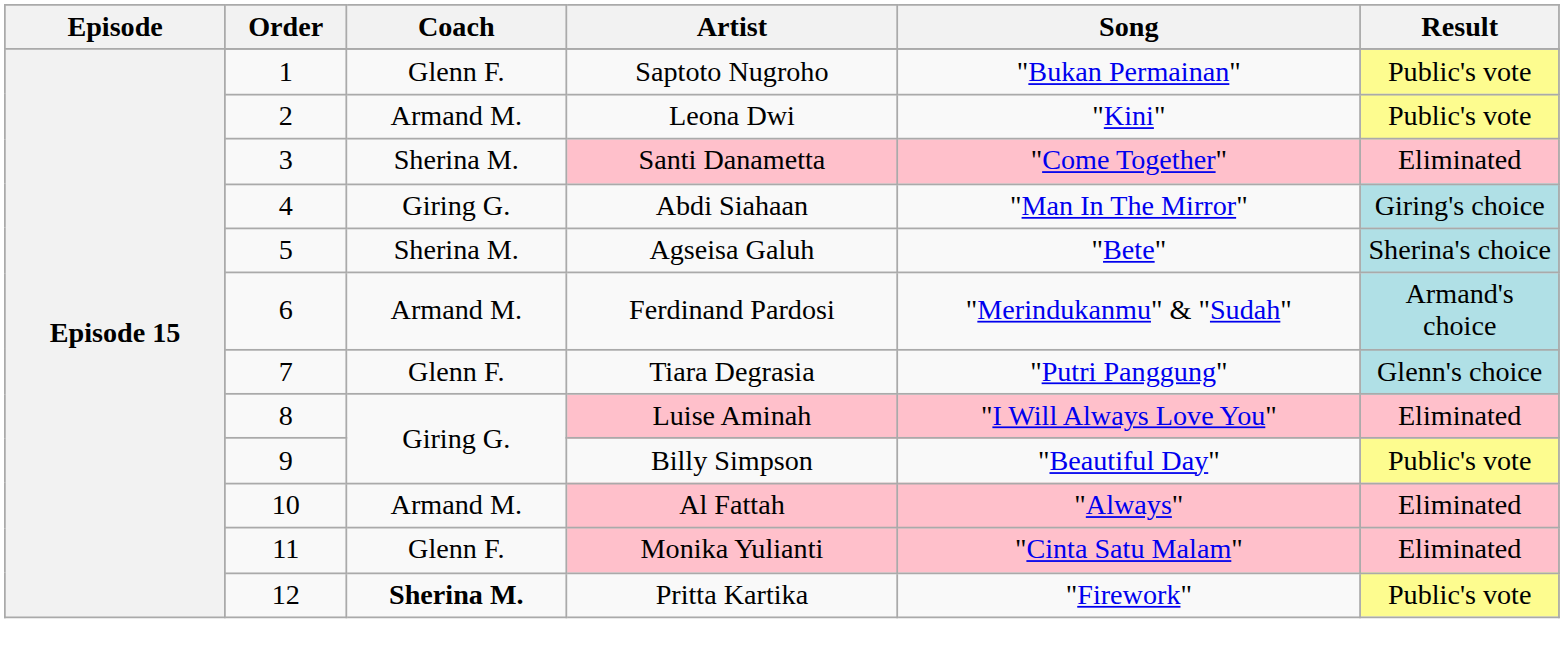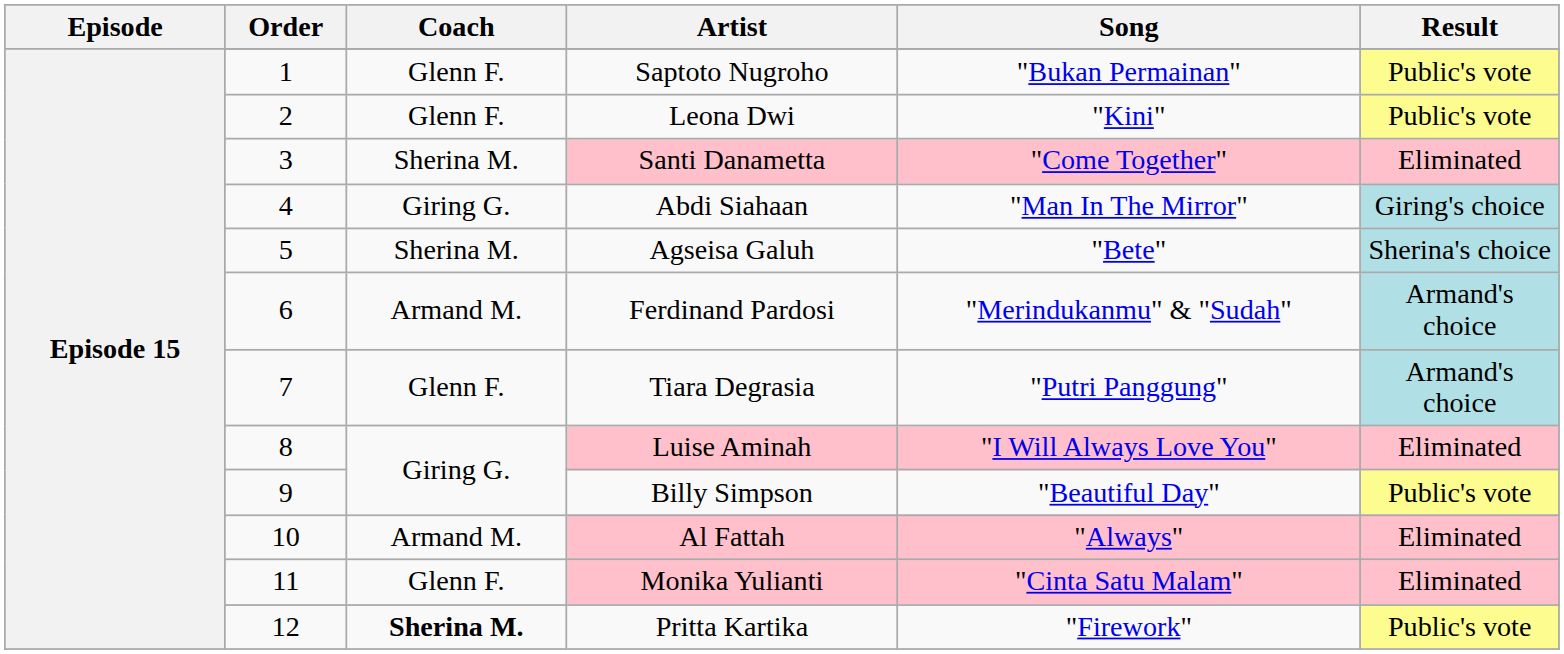(456, 116) Armand M. -> (456, 116) Glenn F.
(1460, 371) Glenn's choice -> (1460, 386) Armand's choice
